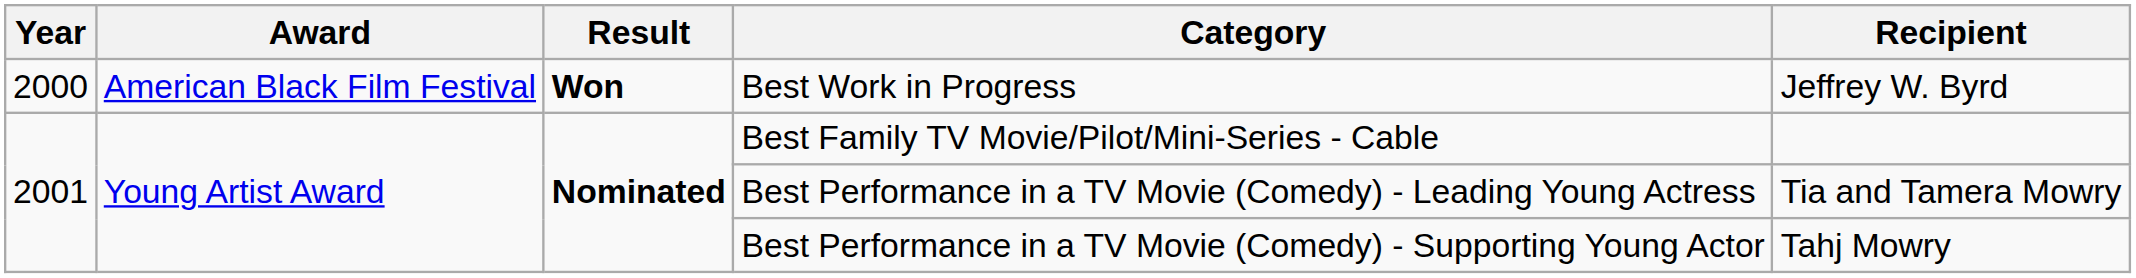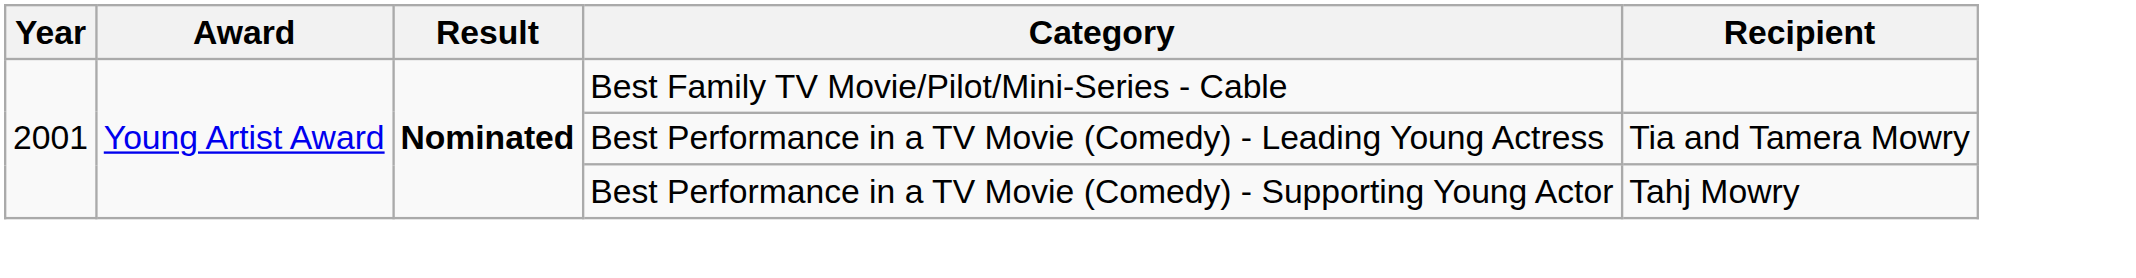- row: (909, 85)
